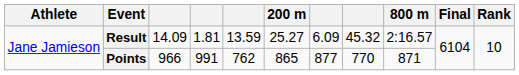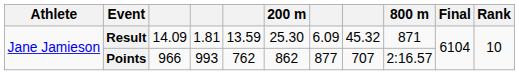(287, 37) 25.27 -> (287, 37) 25.30
(409, 37) 2:16.57 -> (409, 37) 871
(207, 59) 991 -> (207, 59) 993
(287, 59) 865 -> (287, 59) 862
(363, 59) 770 -> (363, 59) 707
(409, 59) 871 -> (409, 59) 2:16.57
